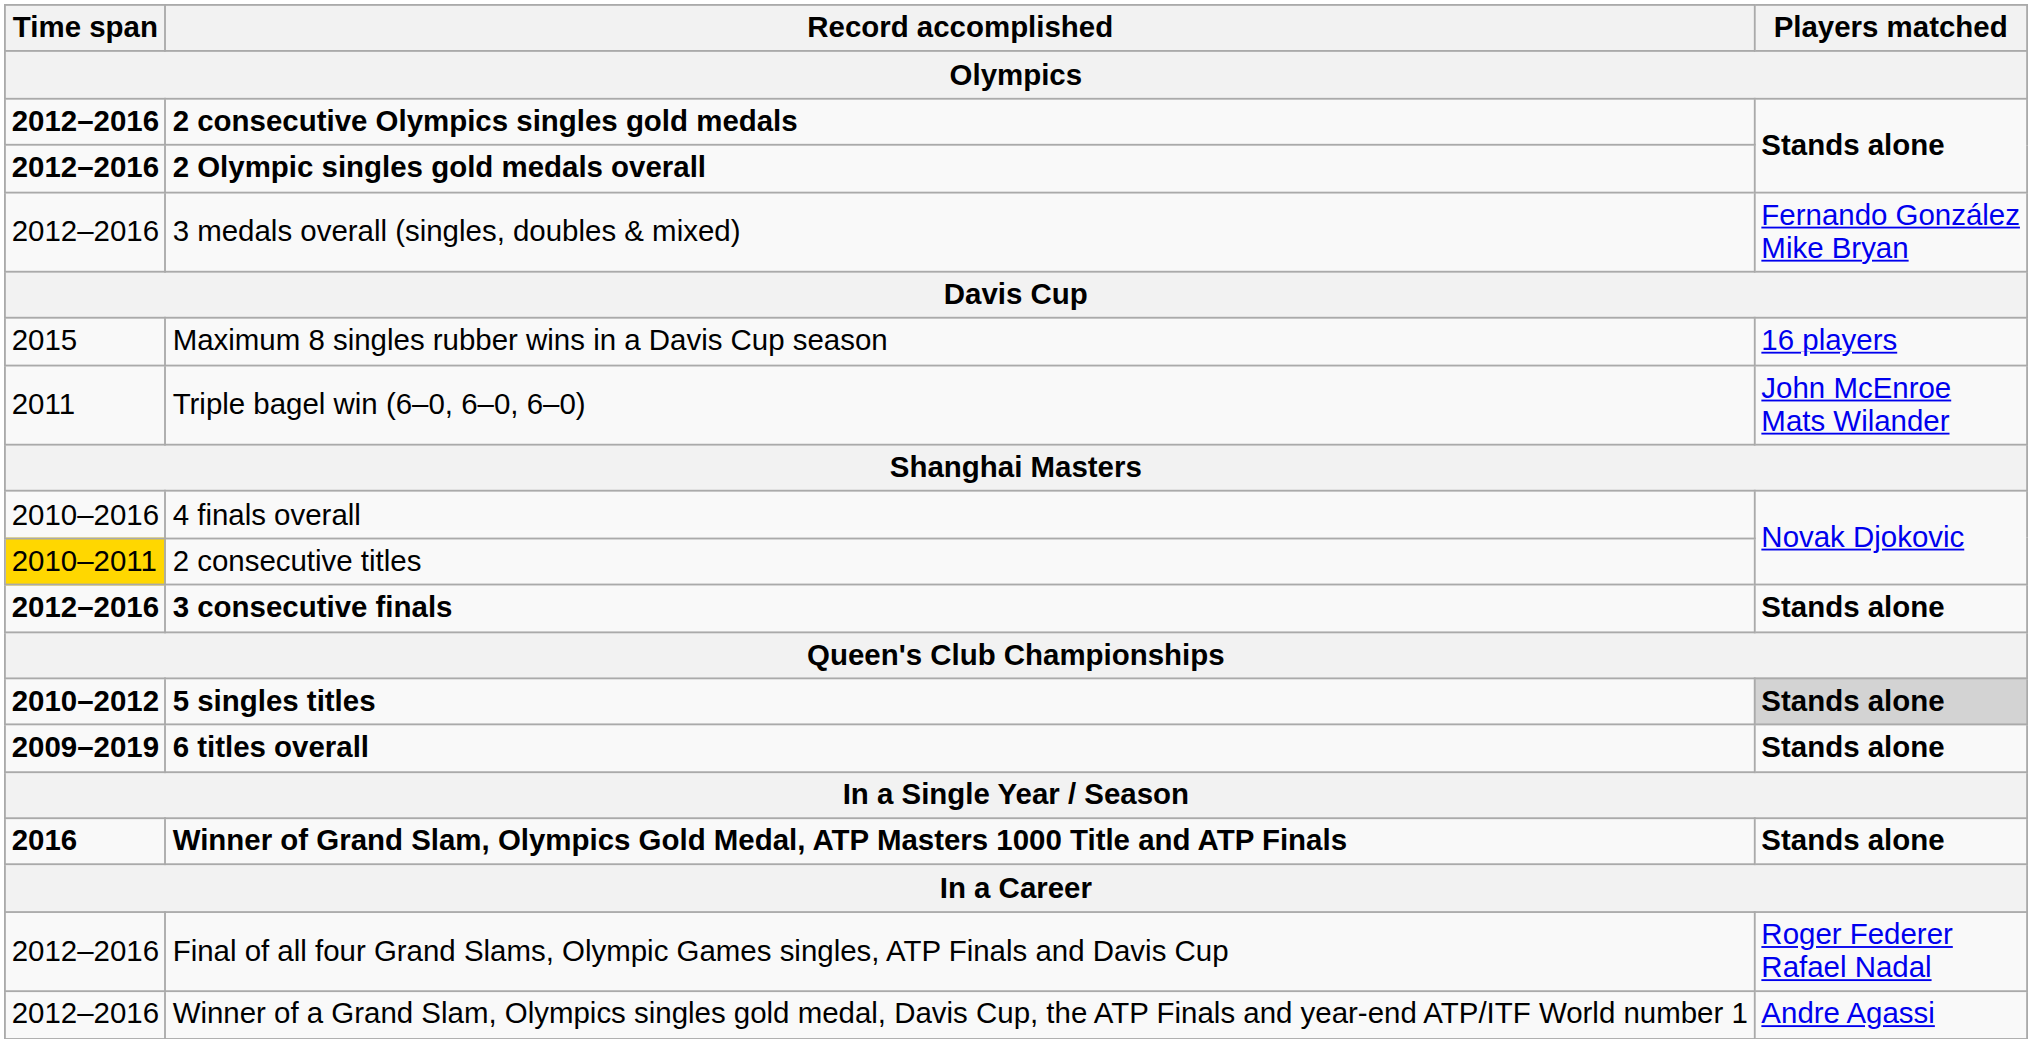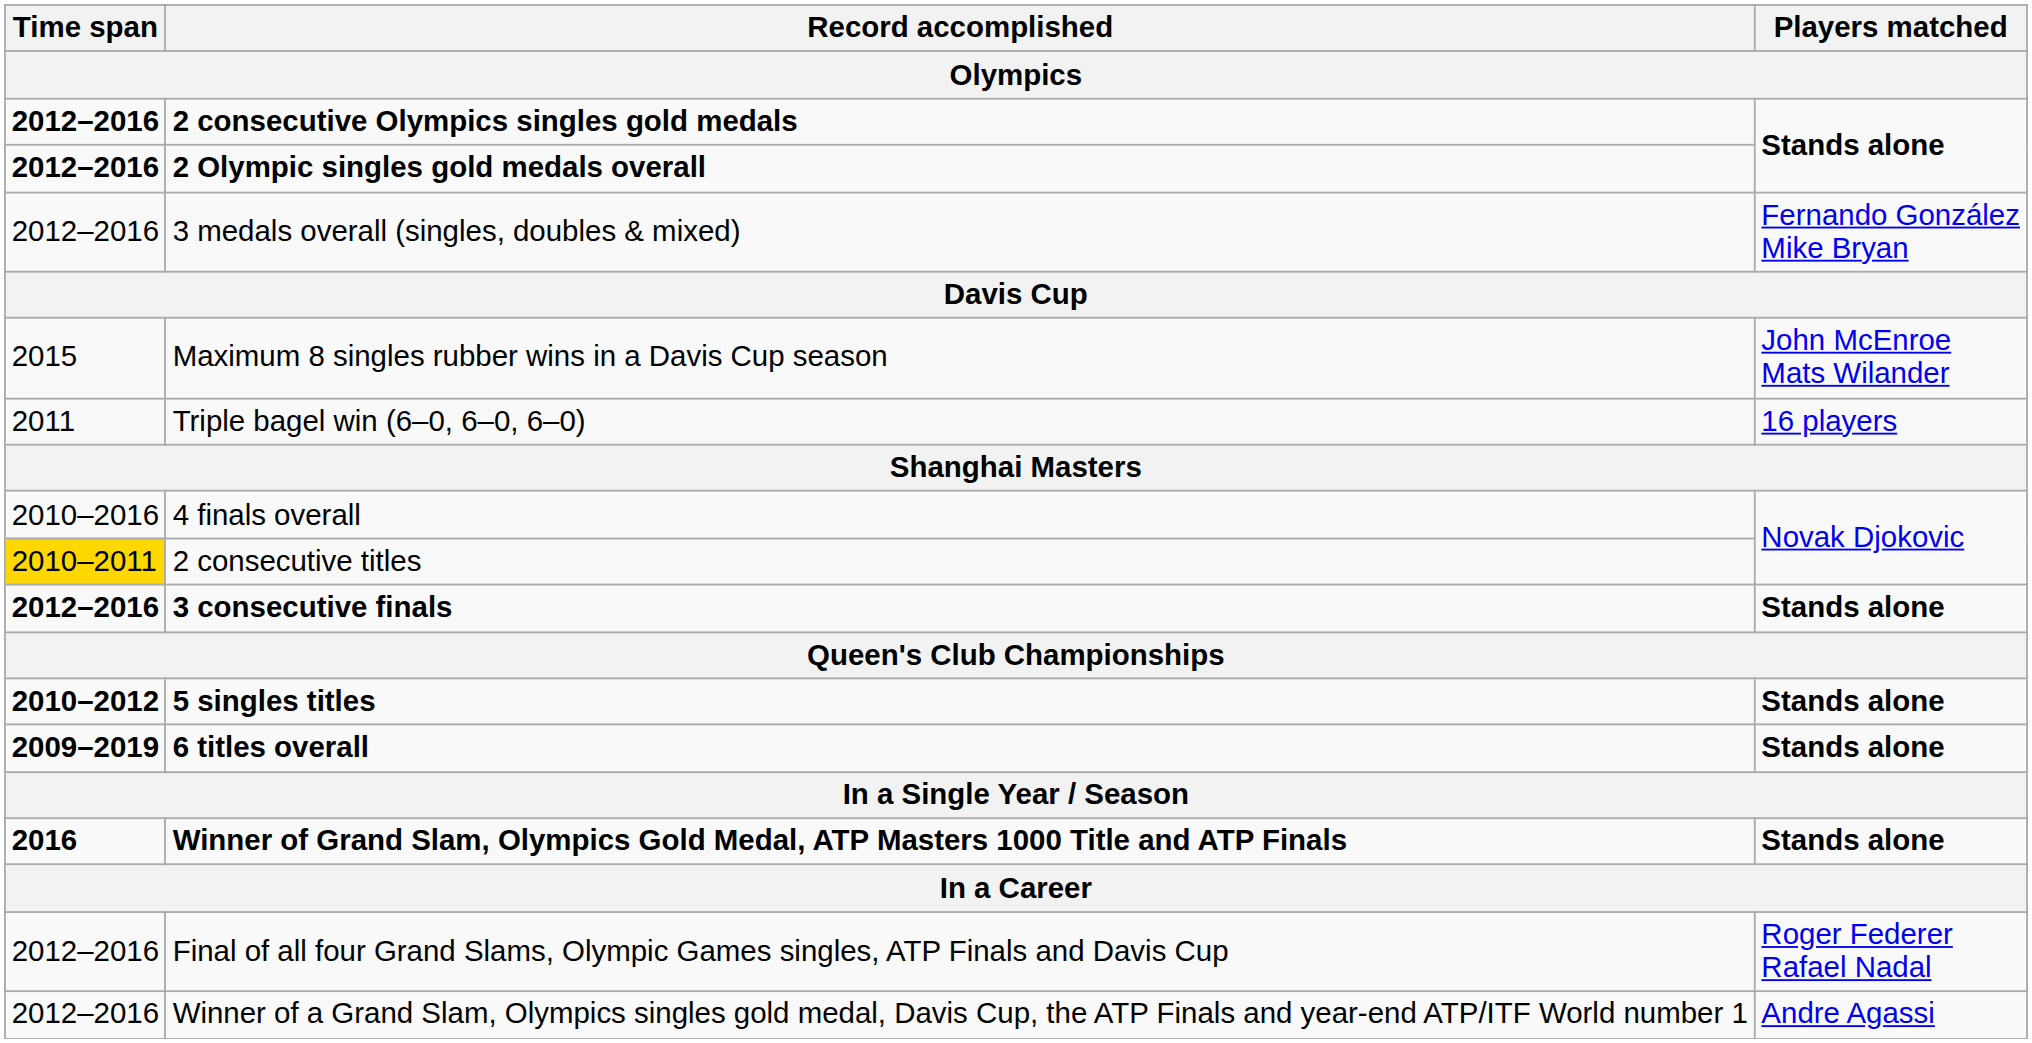(1829, 341) 16 players -> (1856, 357) John McEnroe Mats Wilander
(1856, 404) John McEnroe Mats Wilander -> (1829, 420) 16 players
(1853, 701) lightgrey background -> (1853, 701) no background
